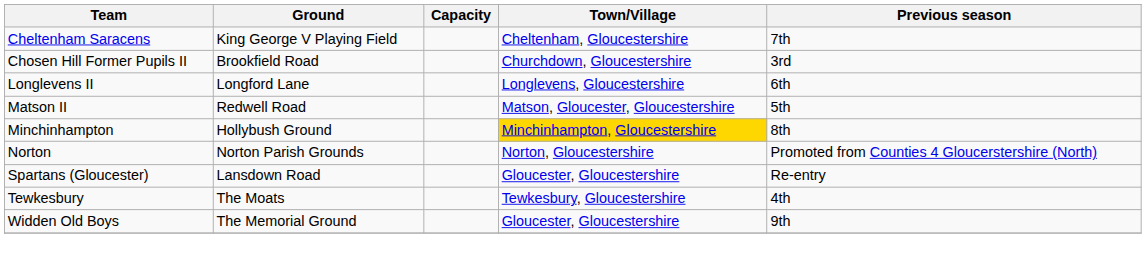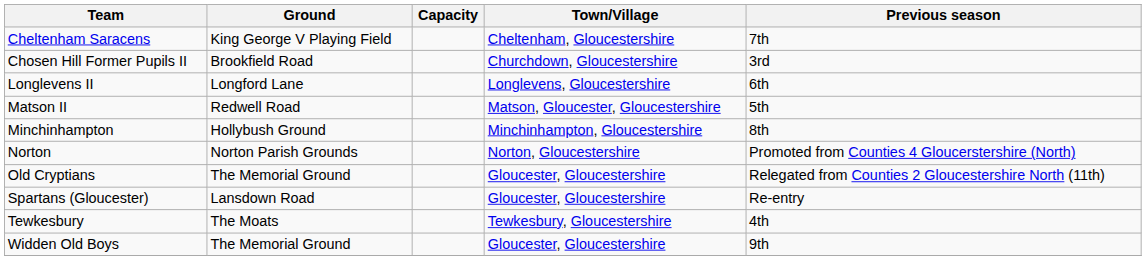(609, 130) gold background -> (595, 130) no background
+ row: (51, 175)
